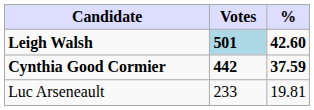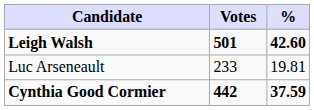(225, 42) lightblue background -> (225, 42) no background
rows swapped: (87, 67) <-> (56, 92)
